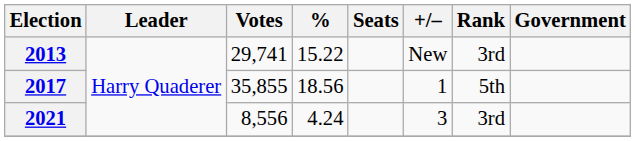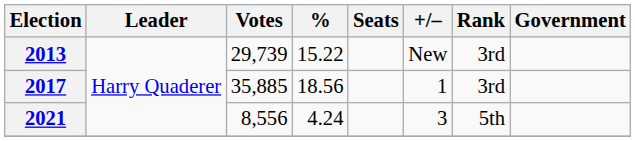(259, 53) 29,741 -> (259, 53) 29,739
(259, 86) 35,855 -> (259, 86) 35,885
(492, 86) 5th -> (491, 86) 3rd
(491, 119) 3rd -> (492, 119) 5th
